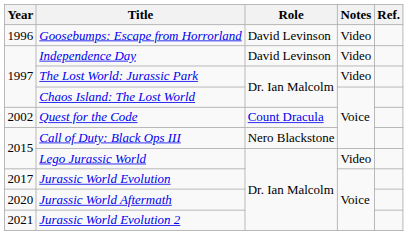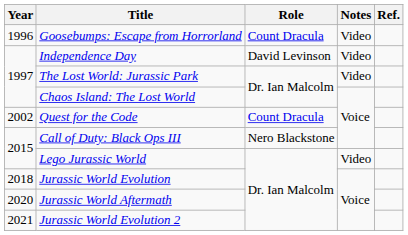(289, 35) David Levinson -> (286, 35) Count Dracula
(20, 179) 2017 -> (20, 179) 2018
